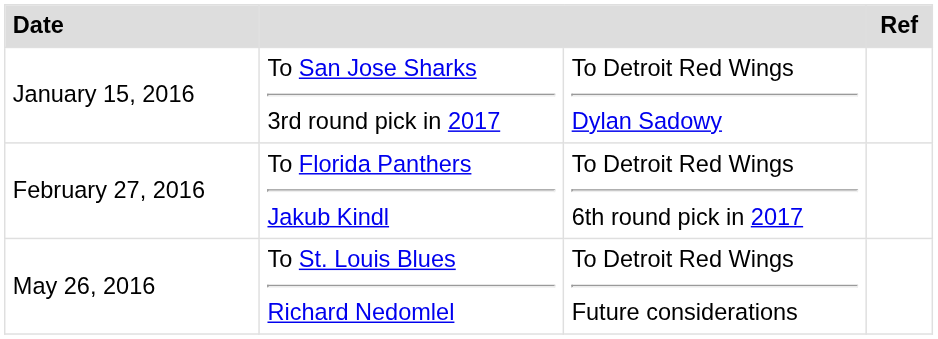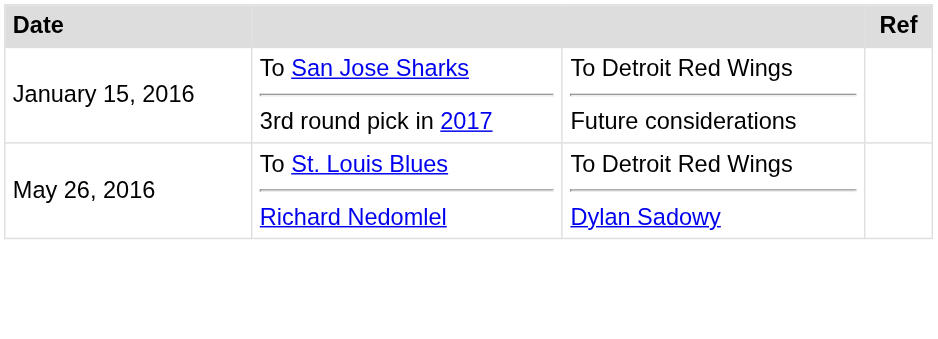(715, 94) To Detroit Red Wings Dylan Sadowy -> (714, 94) To Detroit Red Wings Future considerations
- row: (109, 190)
(715, 286) To Detroit Red Wings Future considerations -> (714, 190) To Detroit Red Wings Dylan Sadowy
